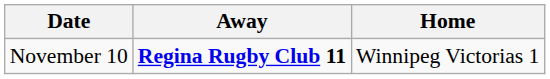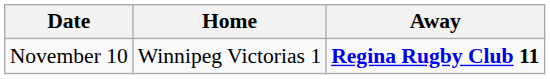columns swapped: (242, 21) <-> (448, 21)
